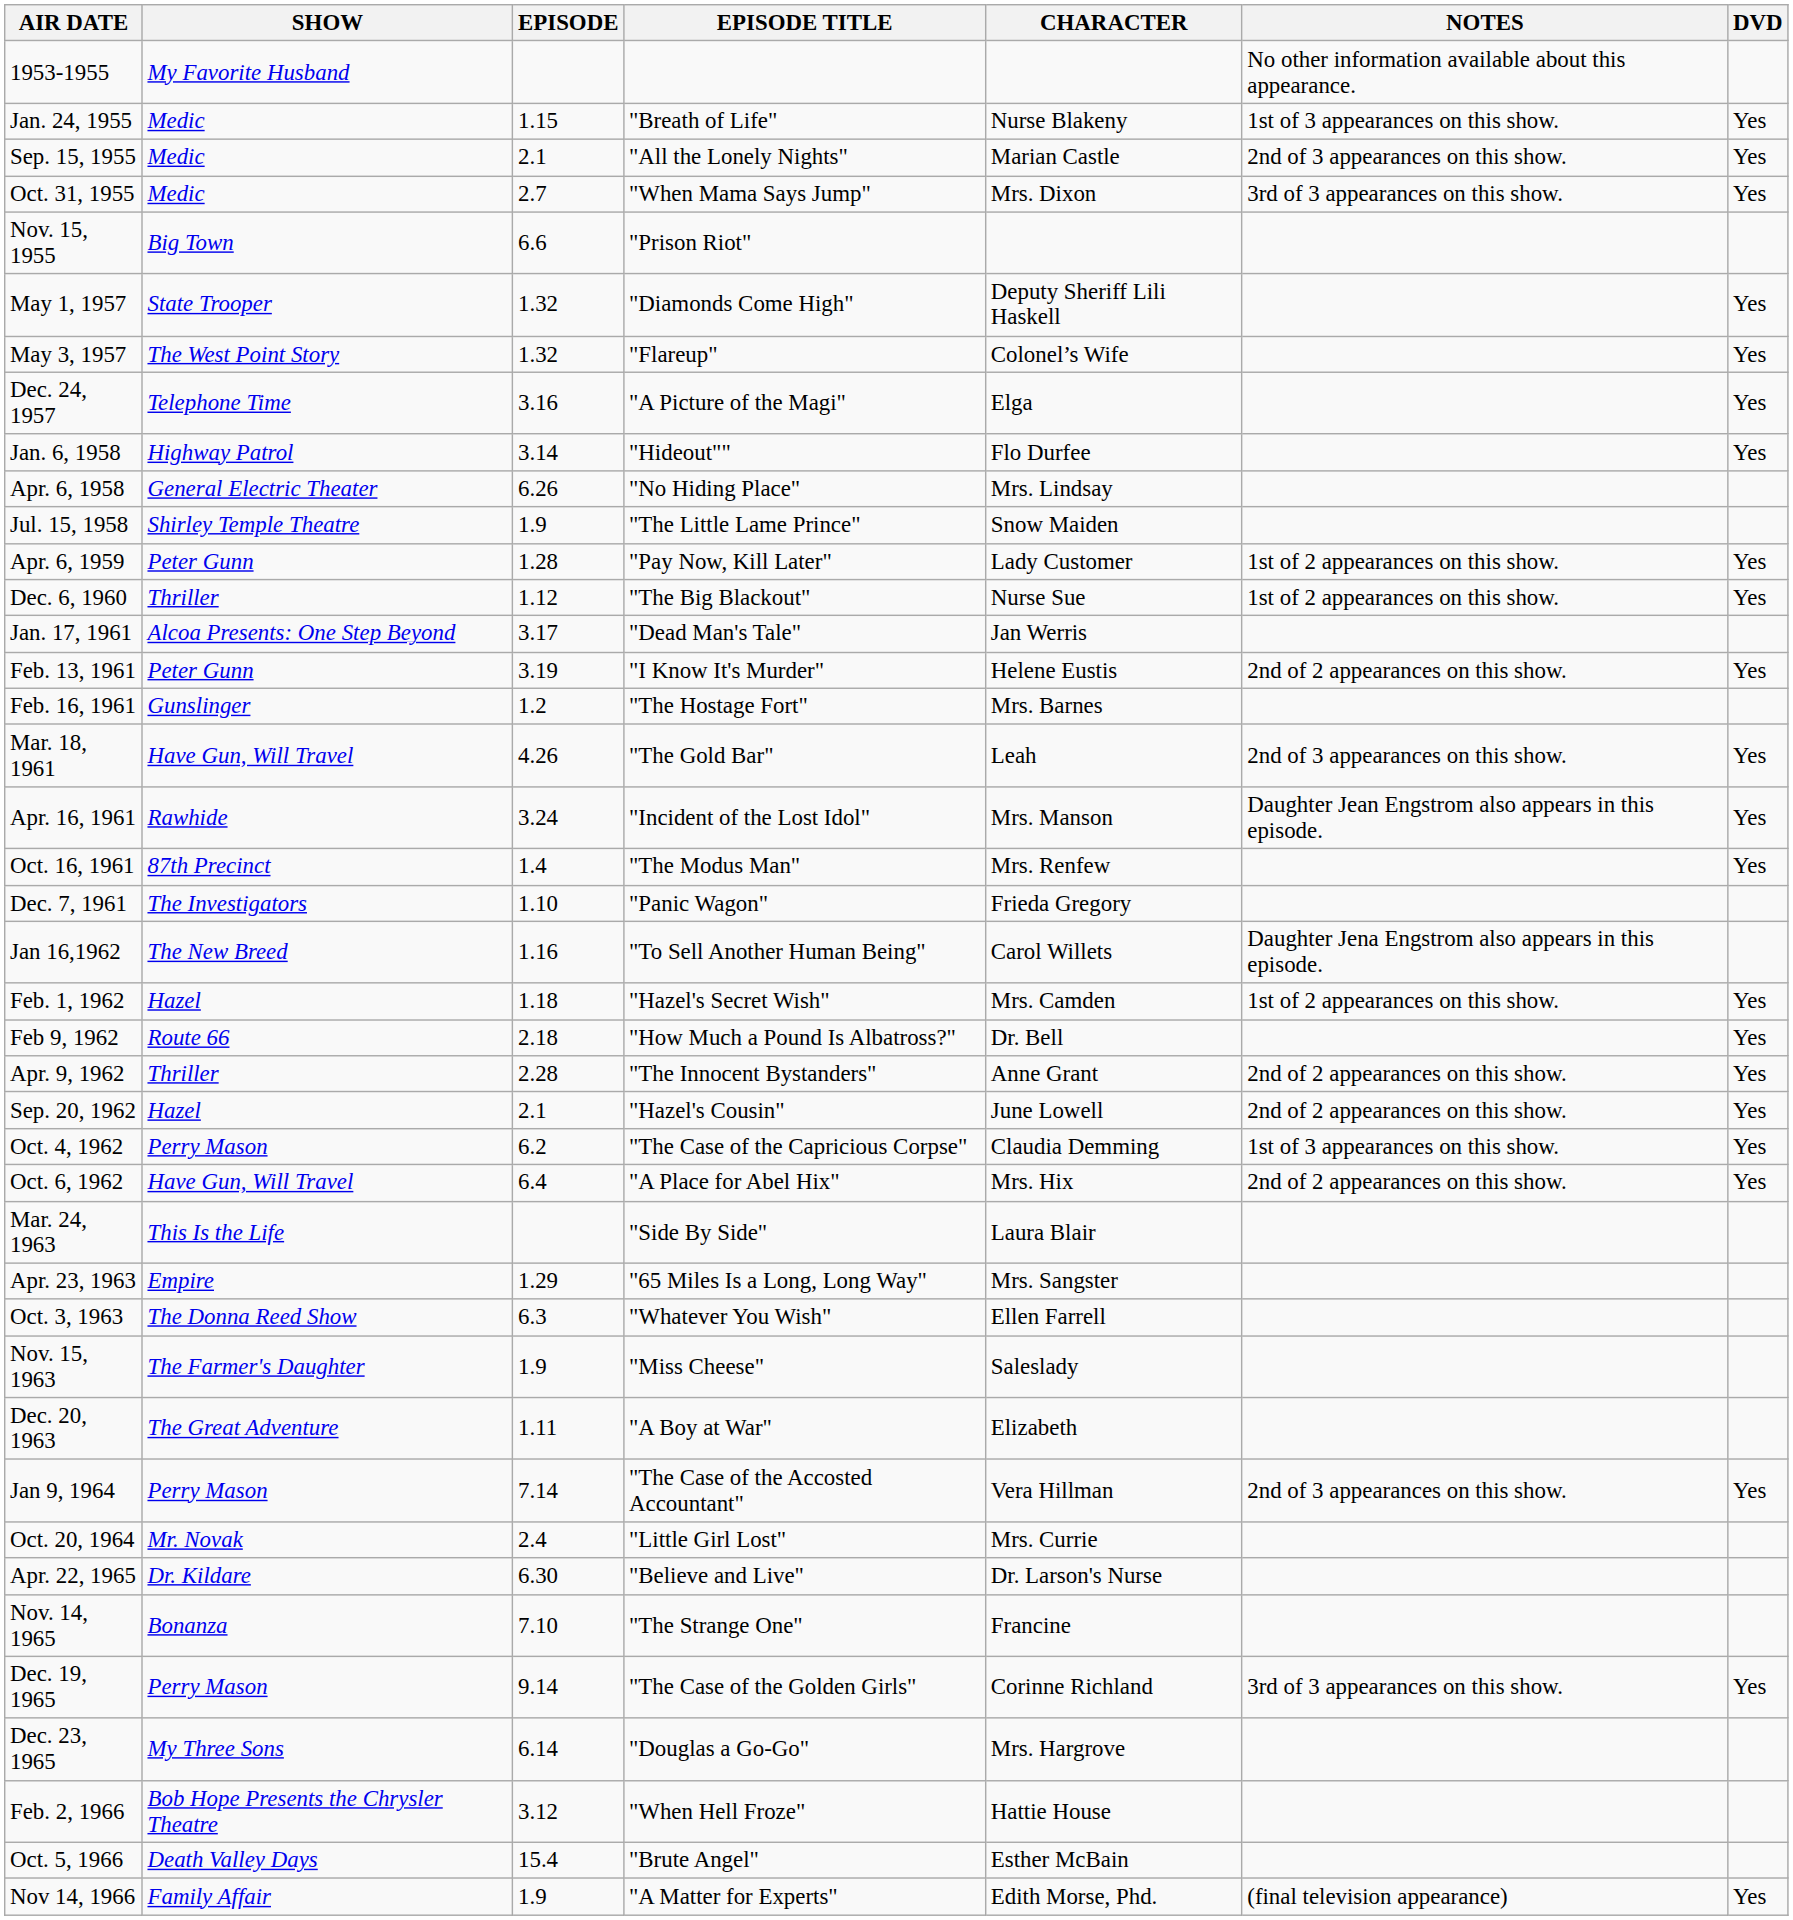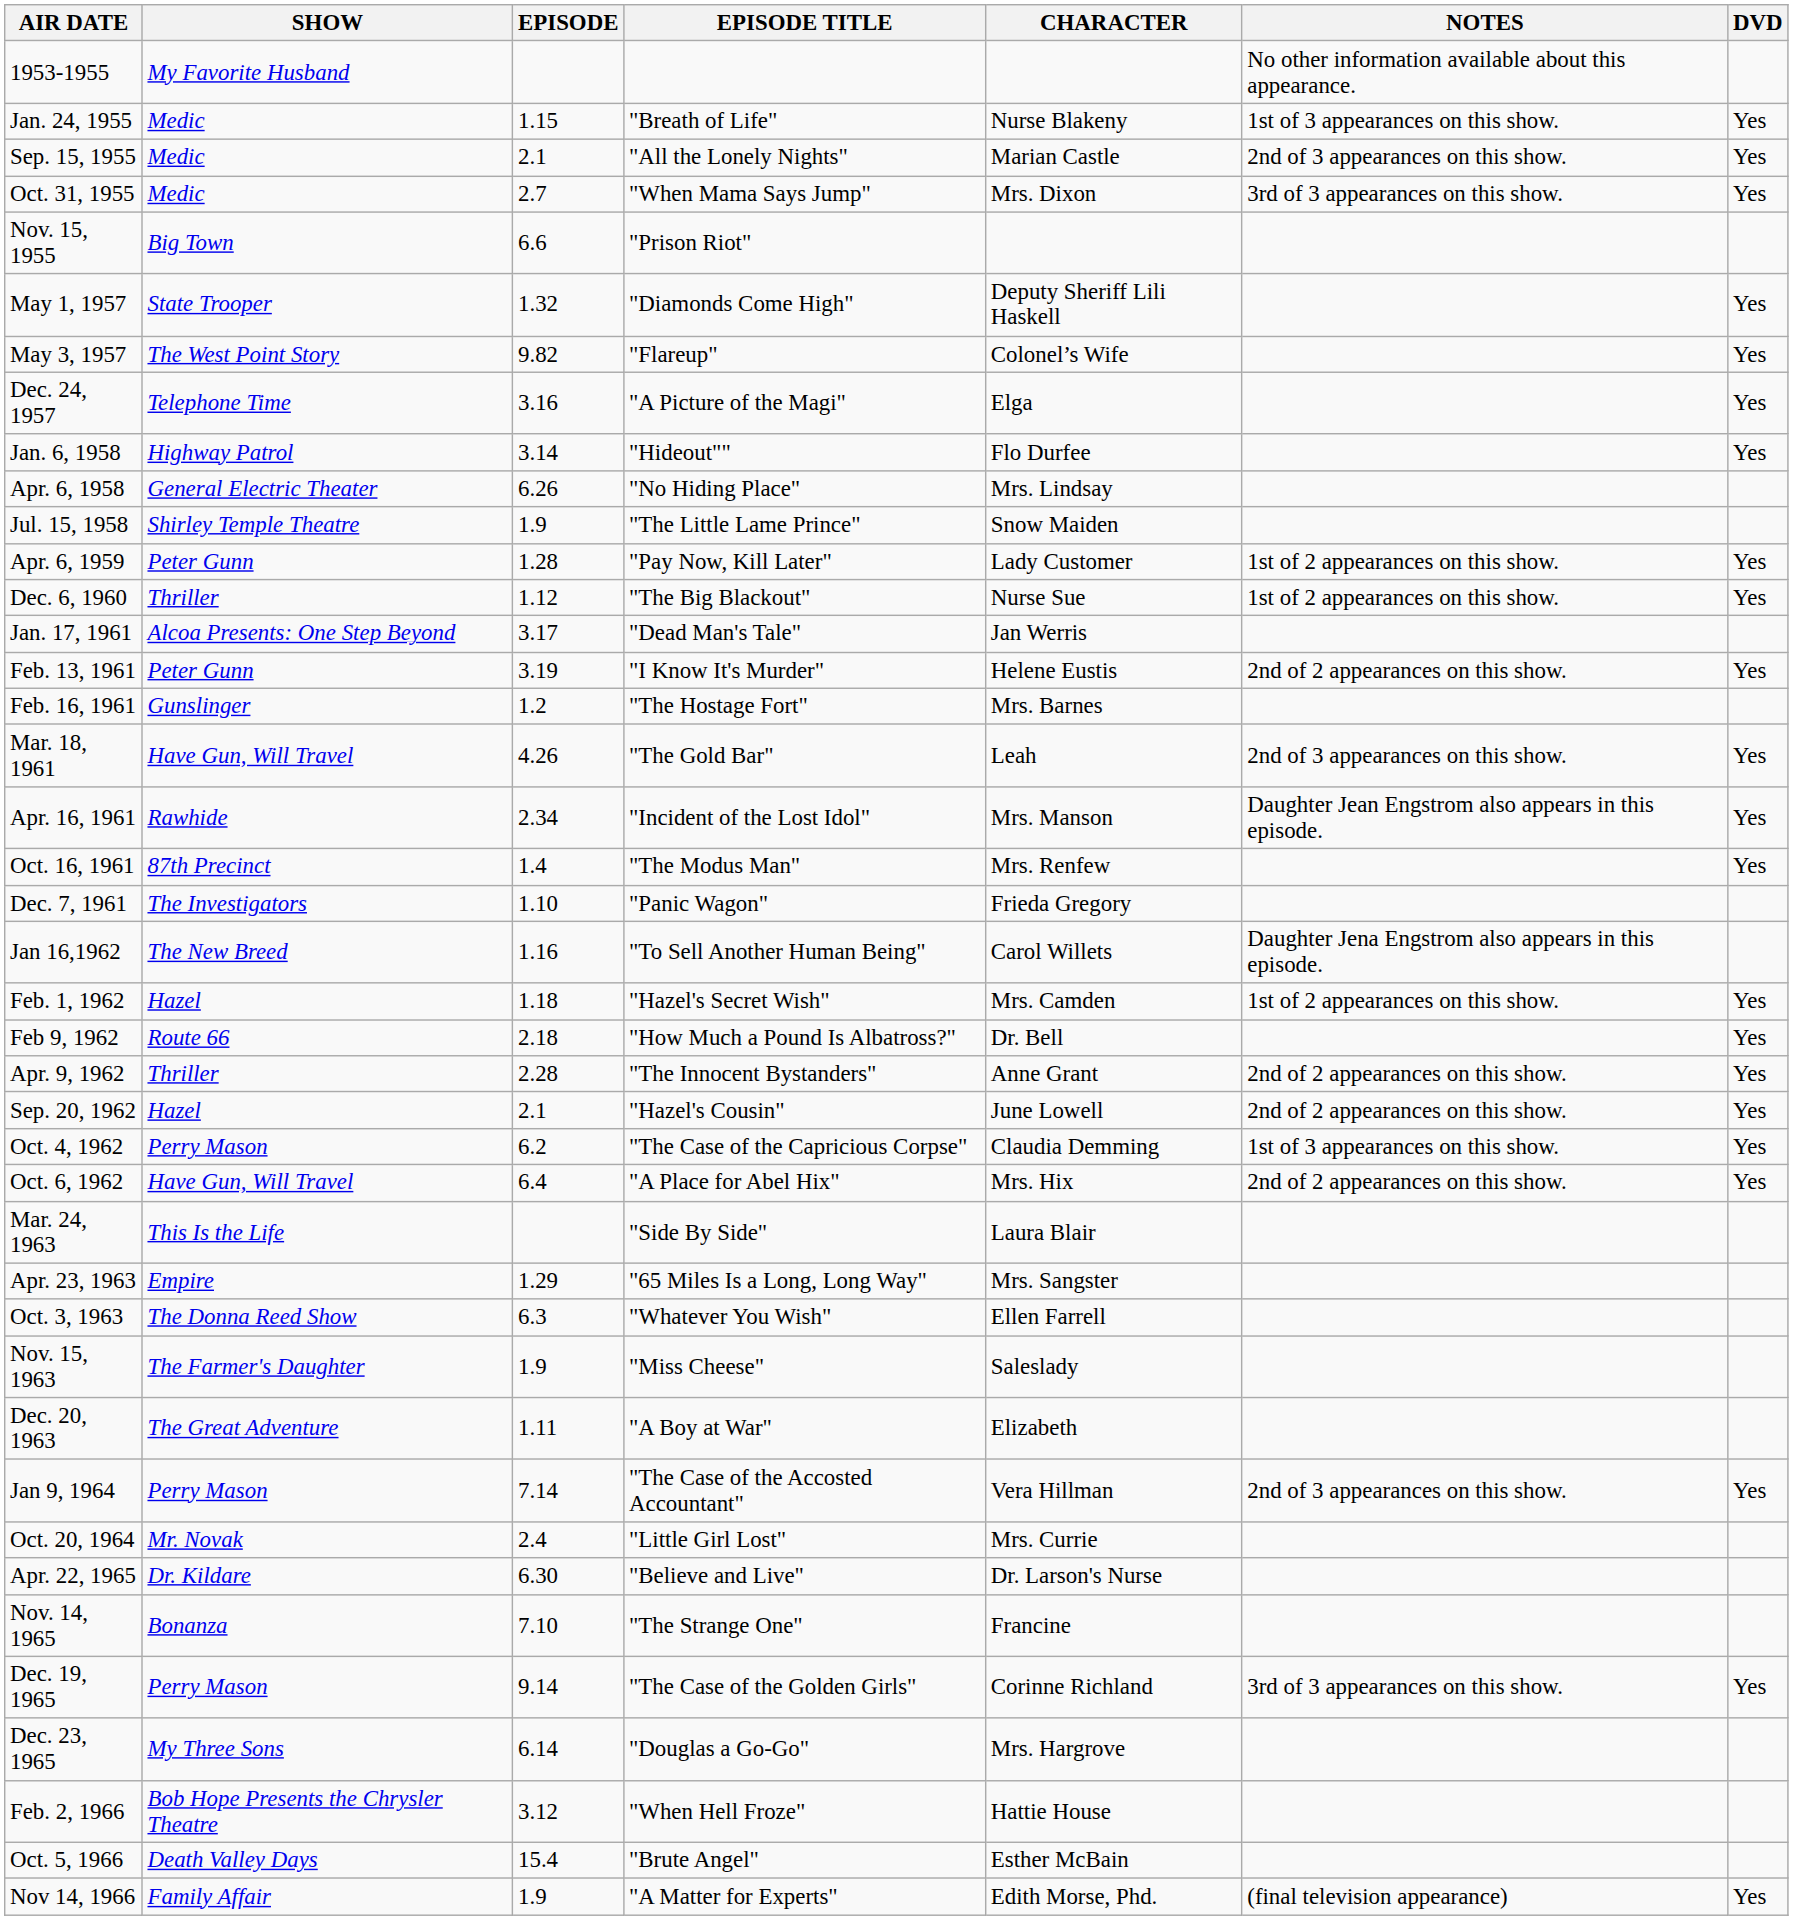(538, 353) 1.32 -> (538, 353) 9.82
(538, 817) 3.24 -> (538, 817) 2.34
